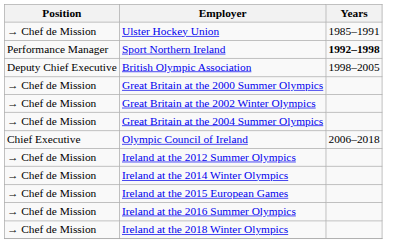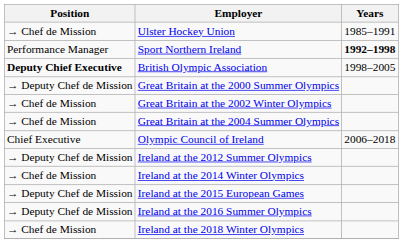(62, 67) normal -> (64, 67) bold
(52, 85) → Chef de Mission -> (70, 85) → Deputy Chef de Mission
(52, 157) → Chef de Mission -> (70, 157) → Deputy Chef de Mission
(52, 193) → Chef de Mission -> (70, 193) → Deputy Chef de Mission
(52, 211) → Chef de Mission -> (70, 211) → Deputy Chef de Mission
